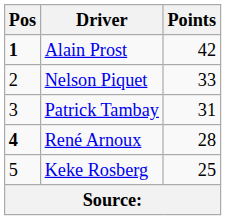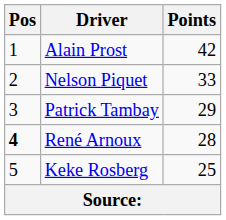(13, 49) bold -> (13, 49) normal
(207, 109) 31 -> (207, 109) 29
